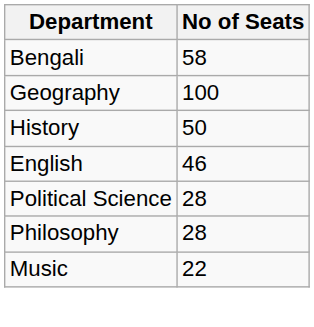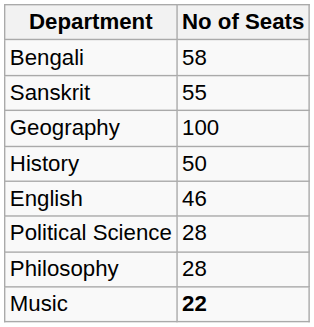+ row: (50, 92)
(194, 269) normal -> (194, 304) bold
